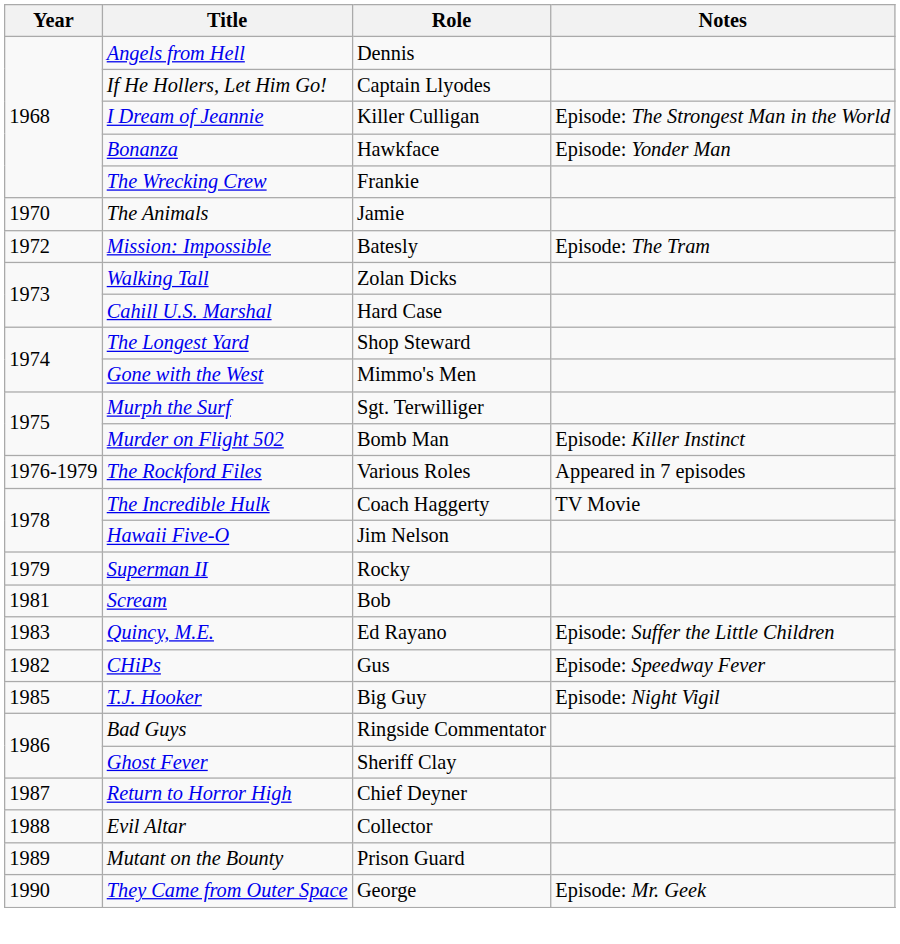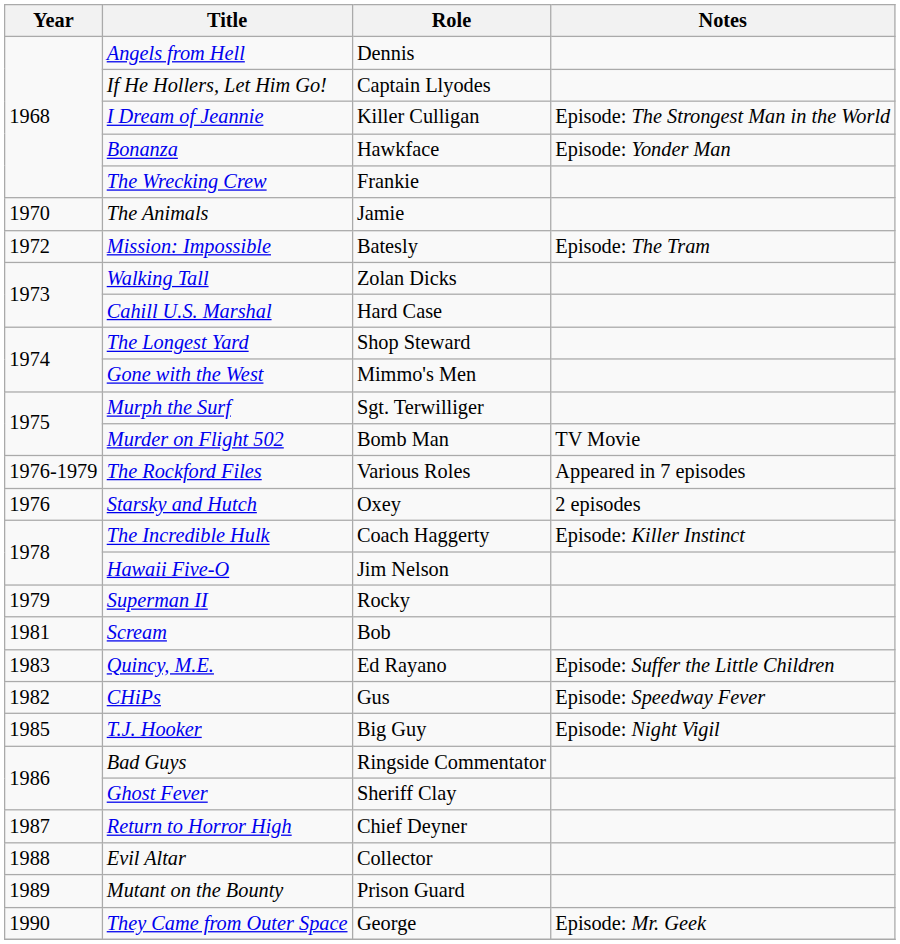(650, 439) Episode: Killer Instinct -> (598, 439) TV Movie
+ row: (182, 504)
(598, 504) TV Movie -> (650, 536) Episode: Killer Instinct
